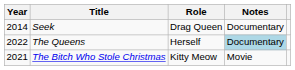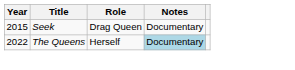(17, 27) 2014 -> (17, 27) 2015
- row: (99, 57)
